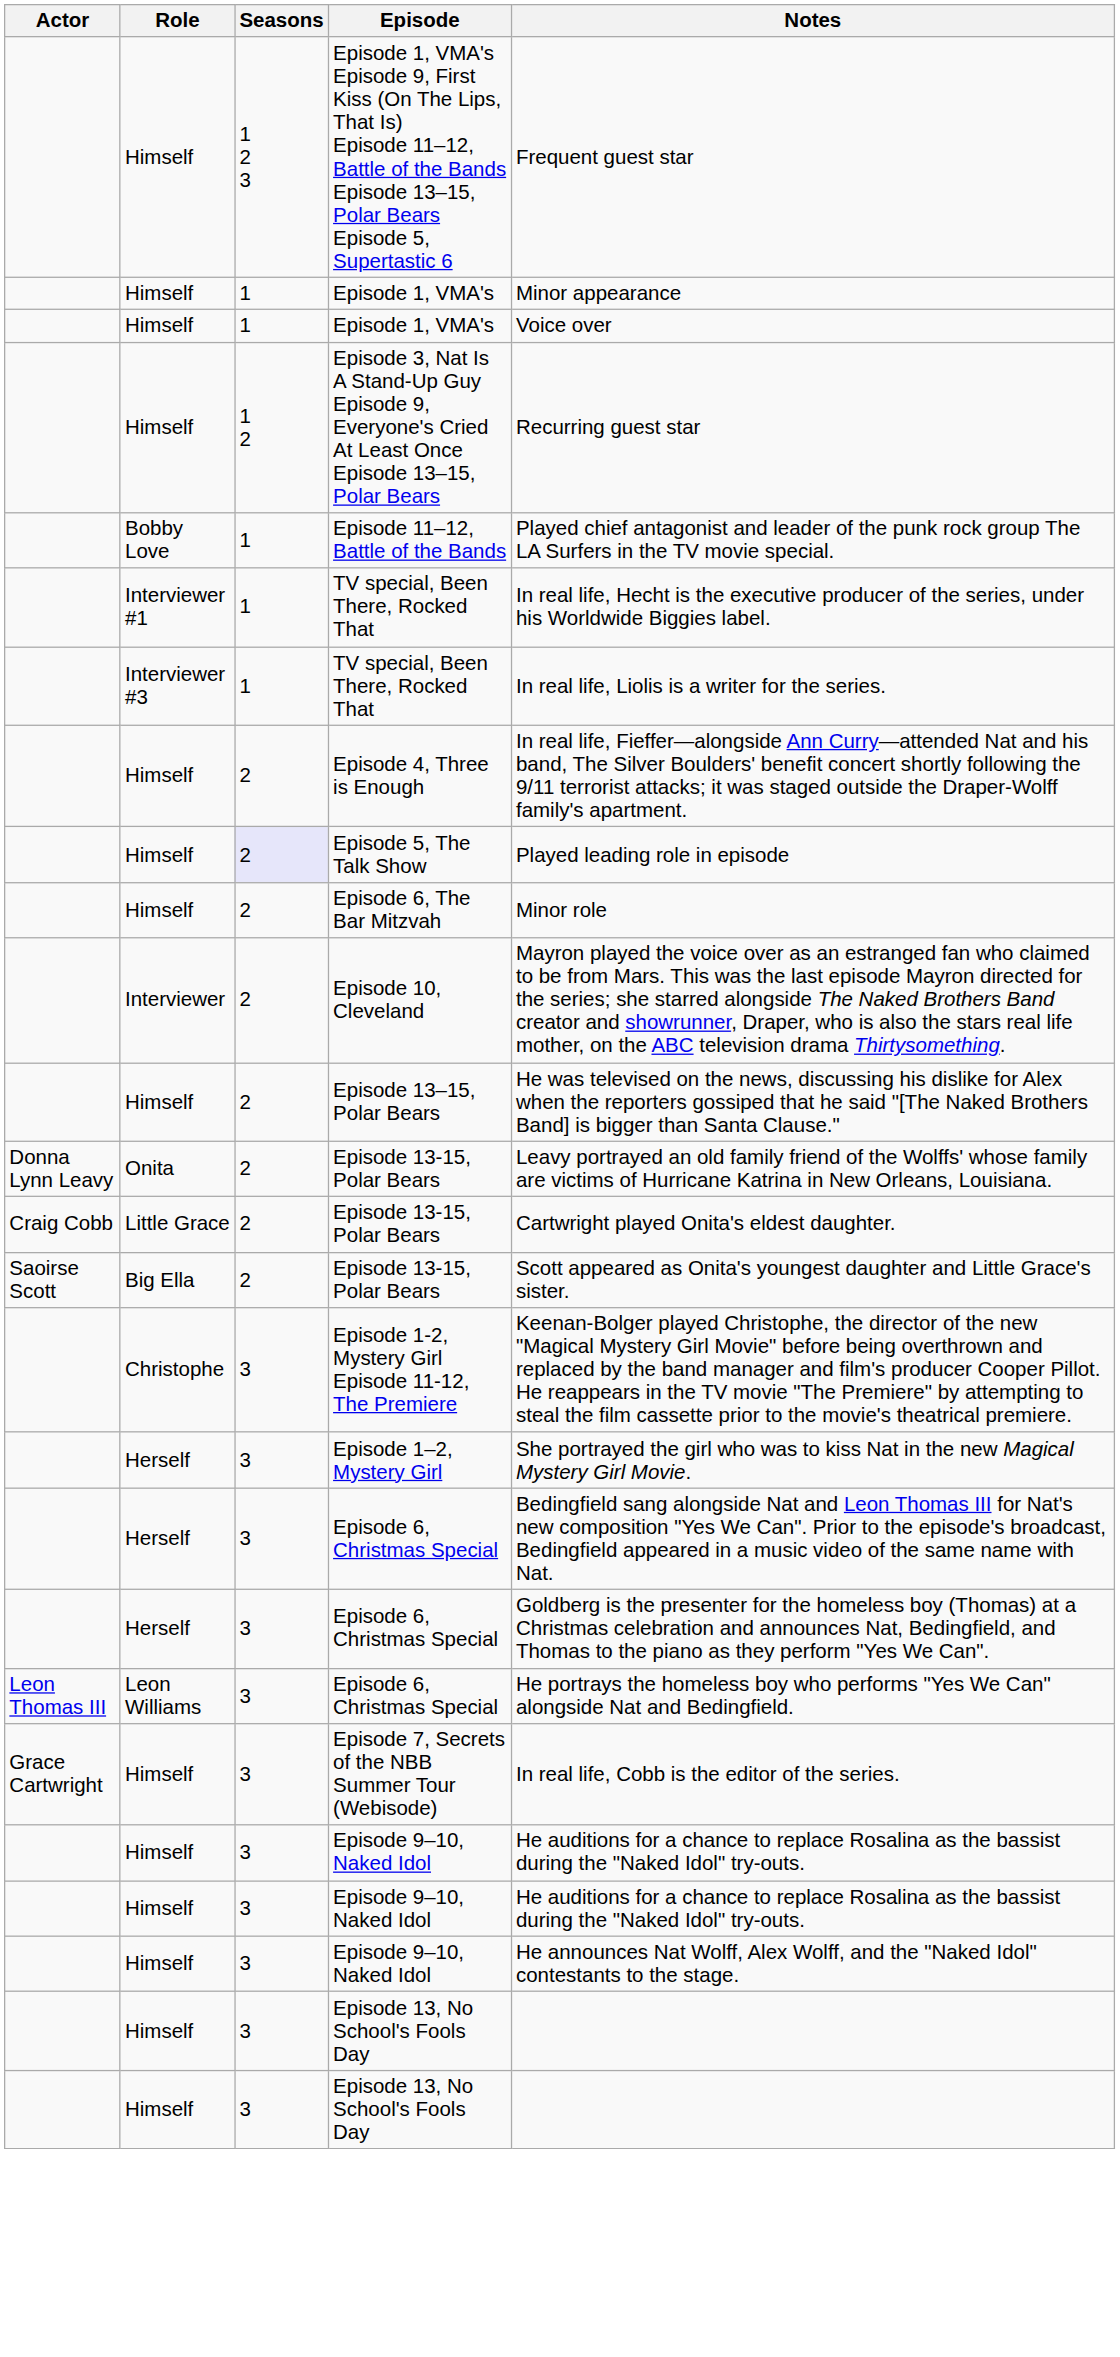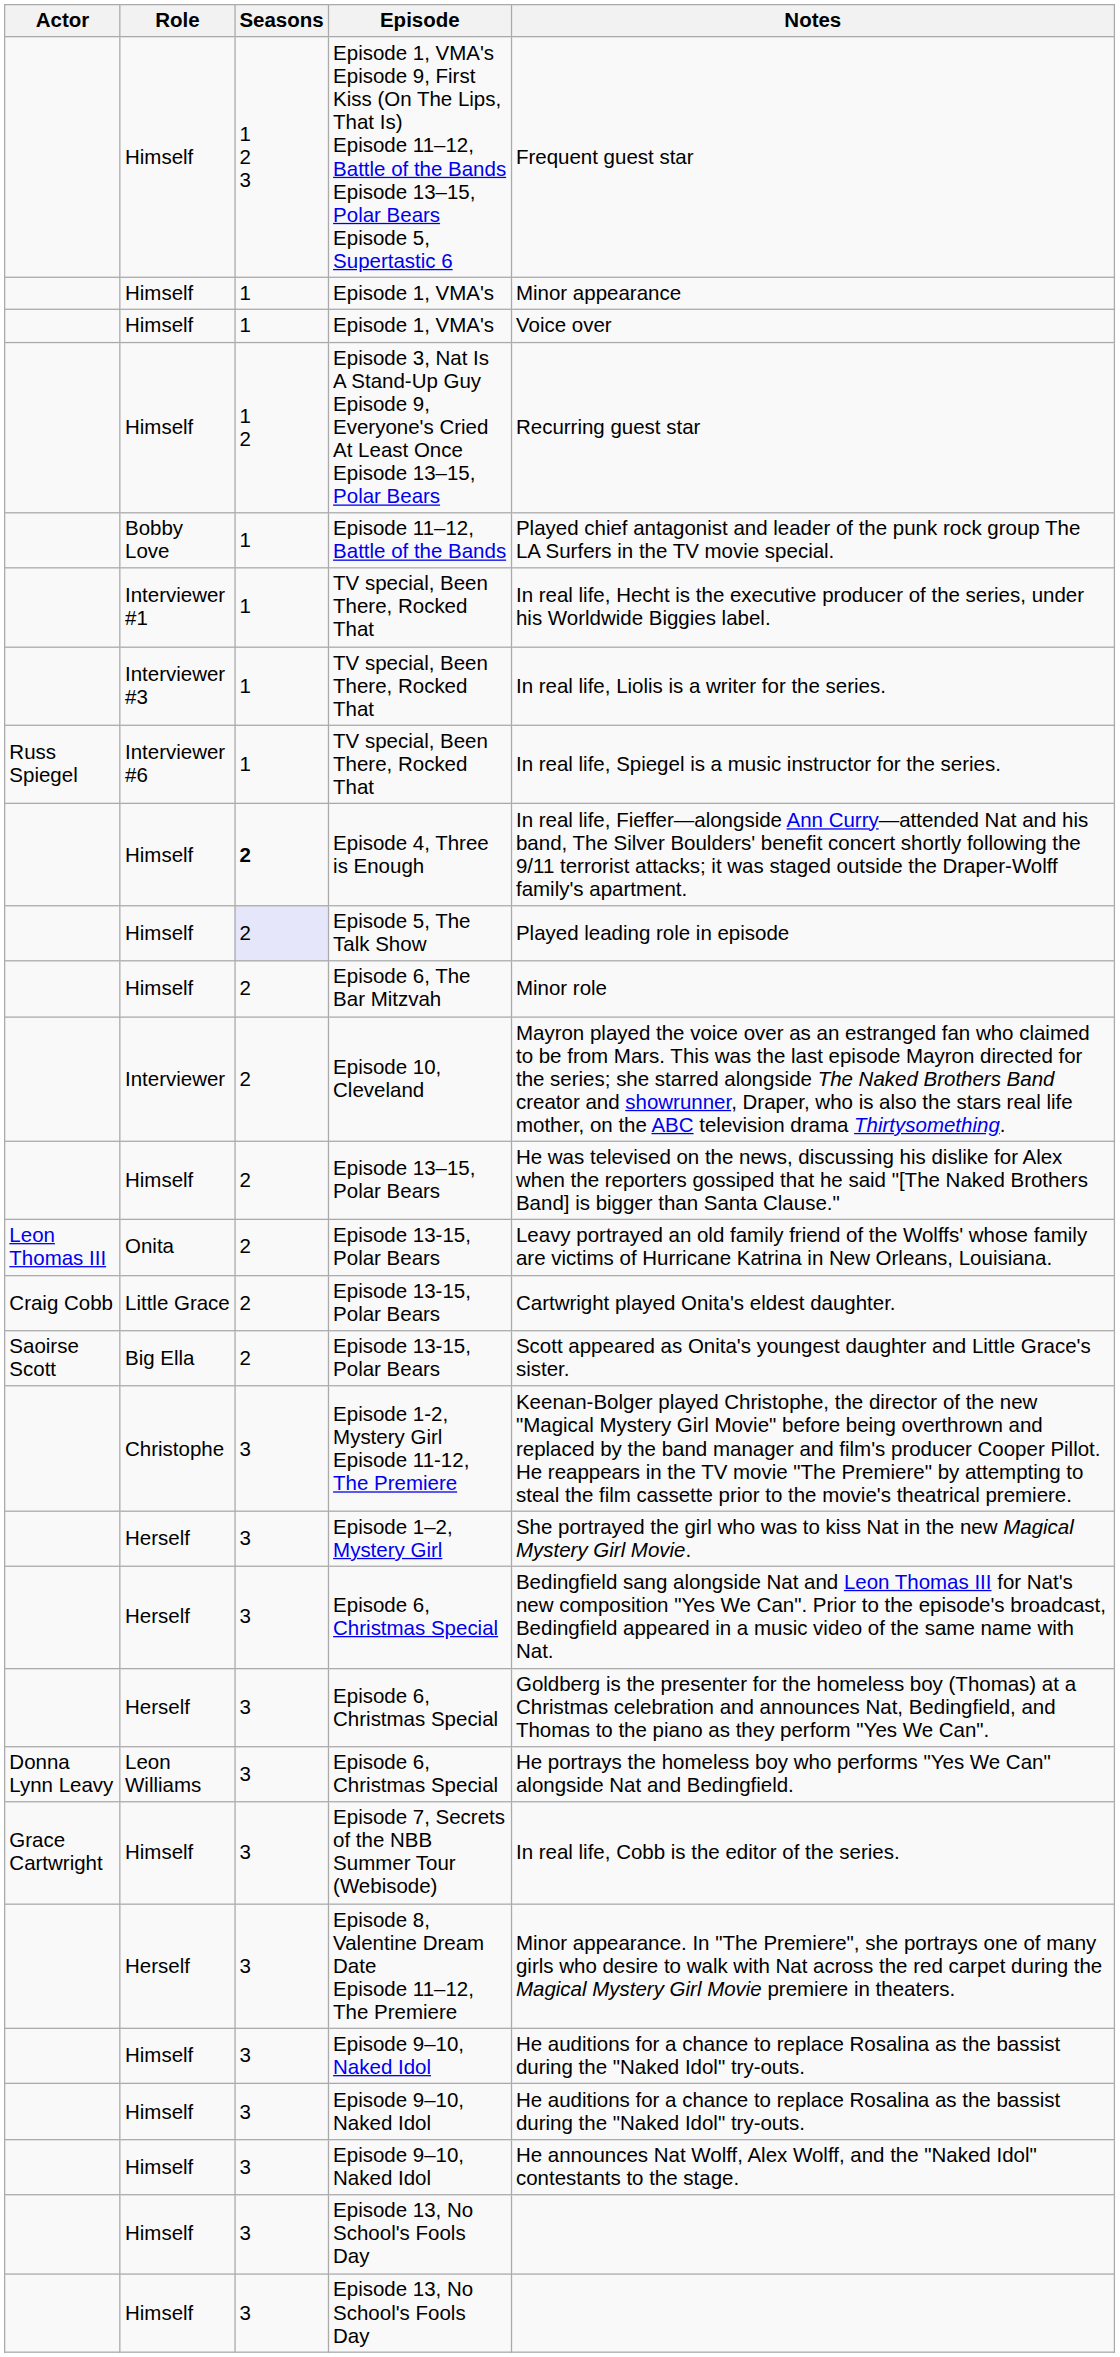+ row: (175, 764)
(245, 775) normal -> (245, 854) bold
(61, 1168) Donna Lynn Leavy -> (58, 1247) Leon Thomas III
(58, 1695) Leon Thomas III -> (61, 1774) Donna Lynn Leavy
+ row: (157, 1965)
